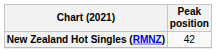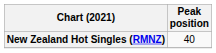(189, 39) 42 -> (189, 39) 40
